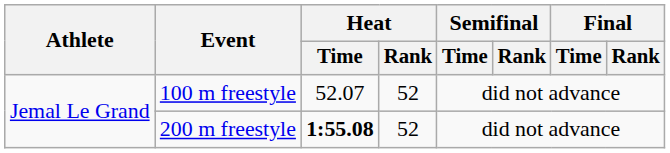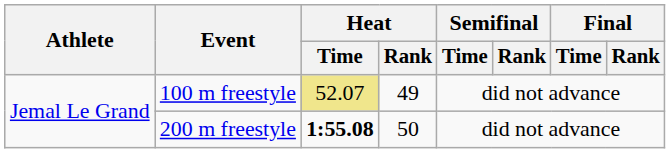(340, 93) no background -> (340, 93) khaki background
(408, 93) 52 -> (408, 93) 49
(408, 129) 52 -> (408, 129) 50
